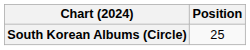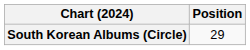(217, 34) 25 -> (217, 34) 29
